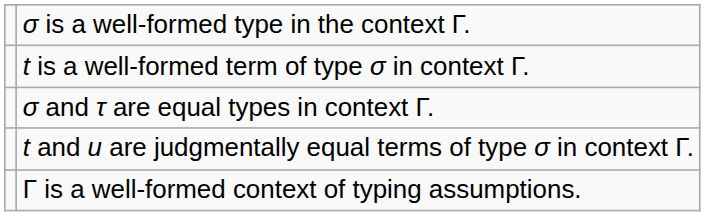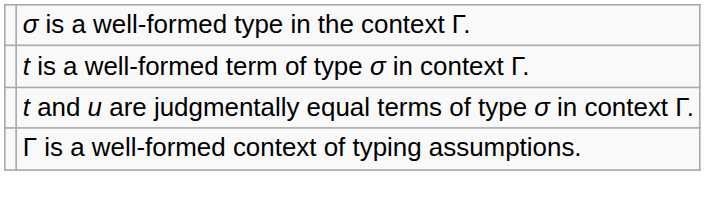- row: (228, 107)
